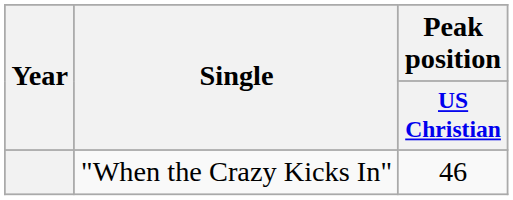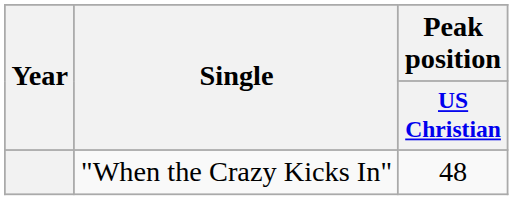(453, 171) 46 -> (453, 171) 48
